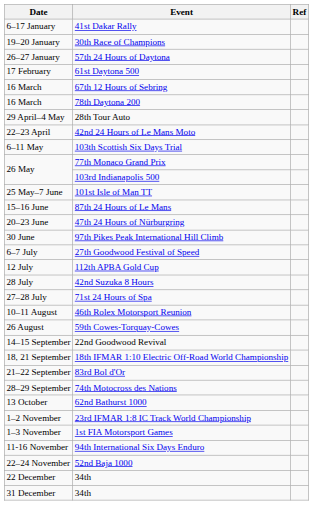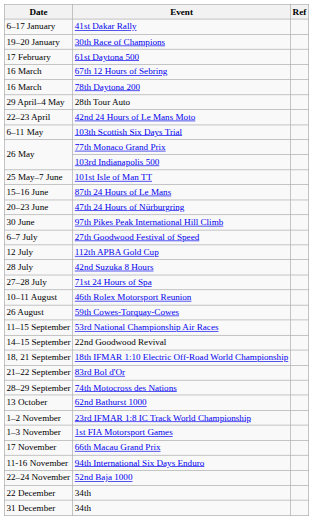- row: (33, 56)
+ row: (38, 327)
+ row: (31, 447)
